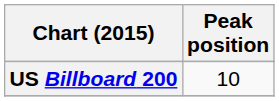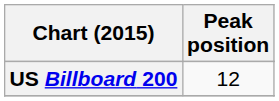(228, 78) 10 -> (228, 78) 12
